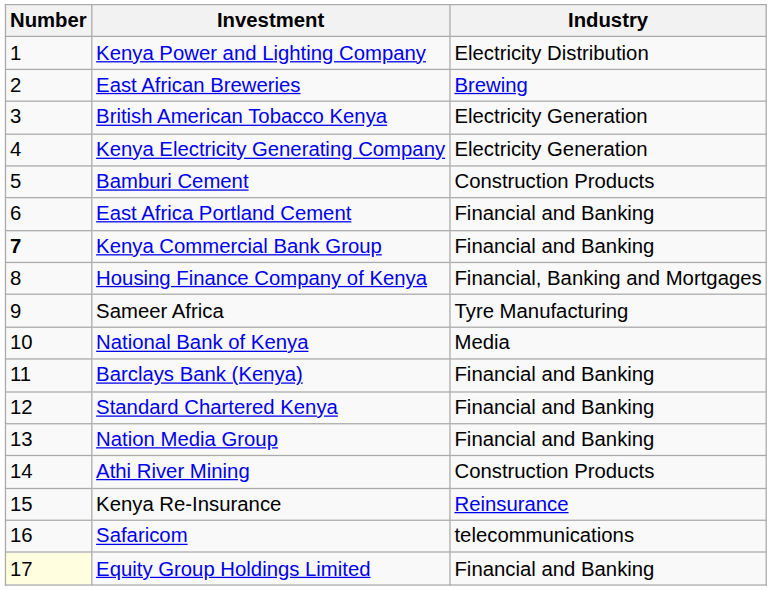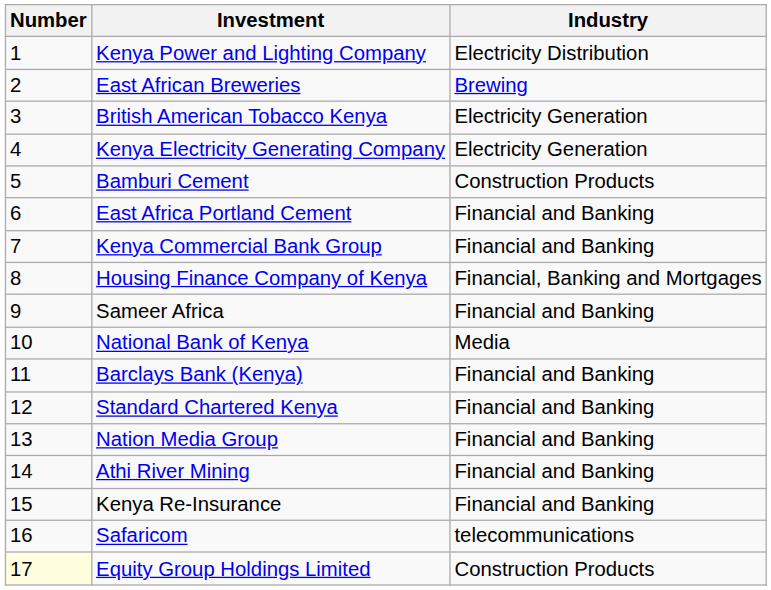(16, 246) bold -> (16, 246) normal
(541, 310) Tyre Manufacturing -> (554, 310) Financial and Banking
(554, 471) Construction Products -> (554, 471) Financial and Banking
(512, 504) Reinsurance -> (554, 504) Financial and Banking
(554, 568) Financial and Banking -> (554, 568) Construction Products
